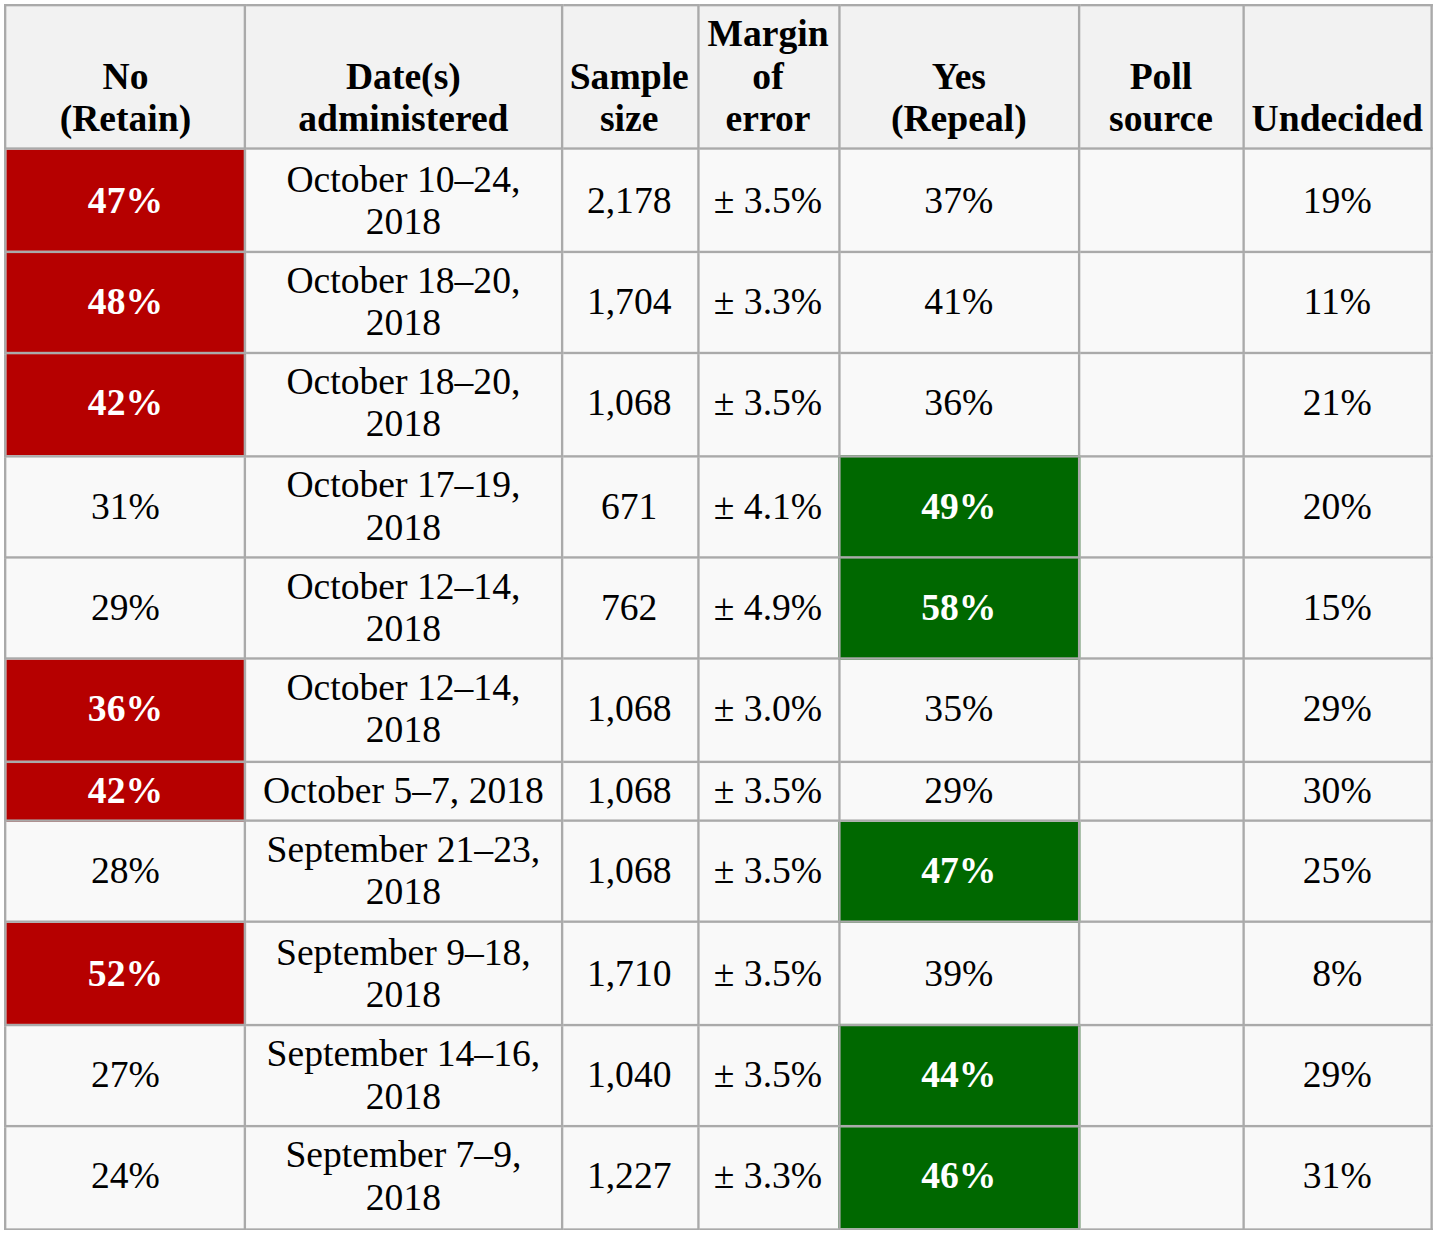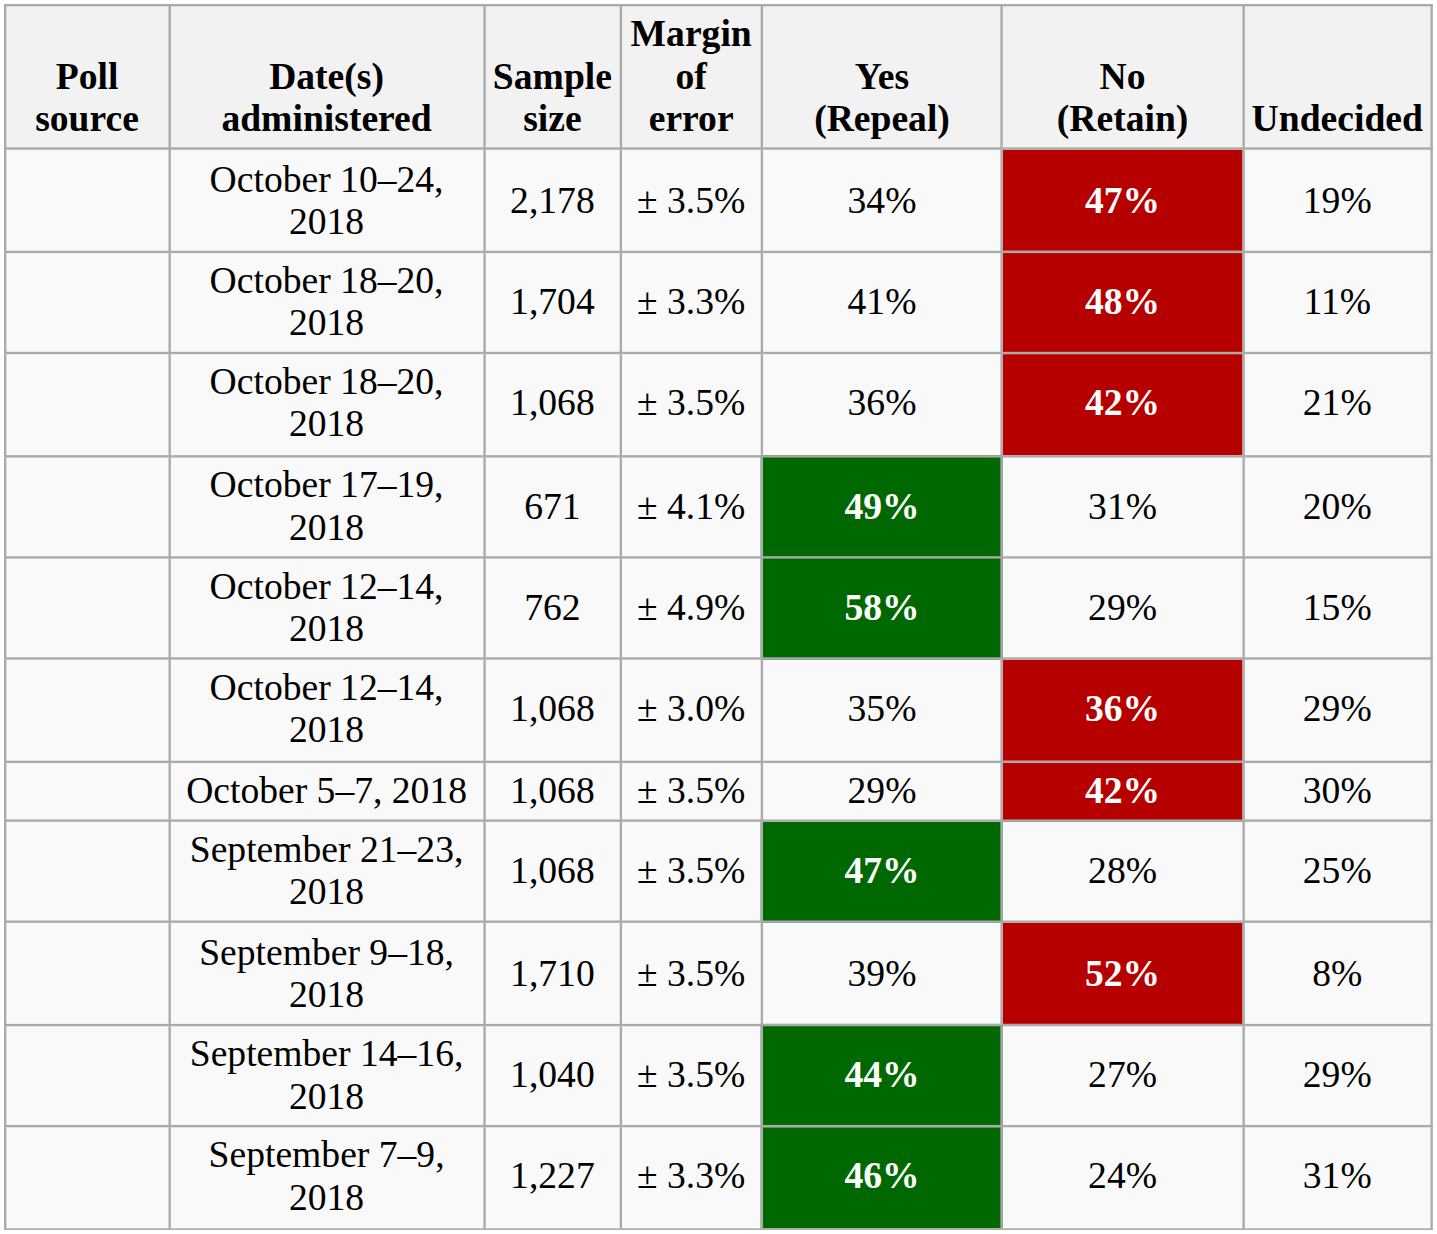columns swapped: (1161, 97) <-> (125, 97)
(959, 199) 37% -> (882, 199) 34%
